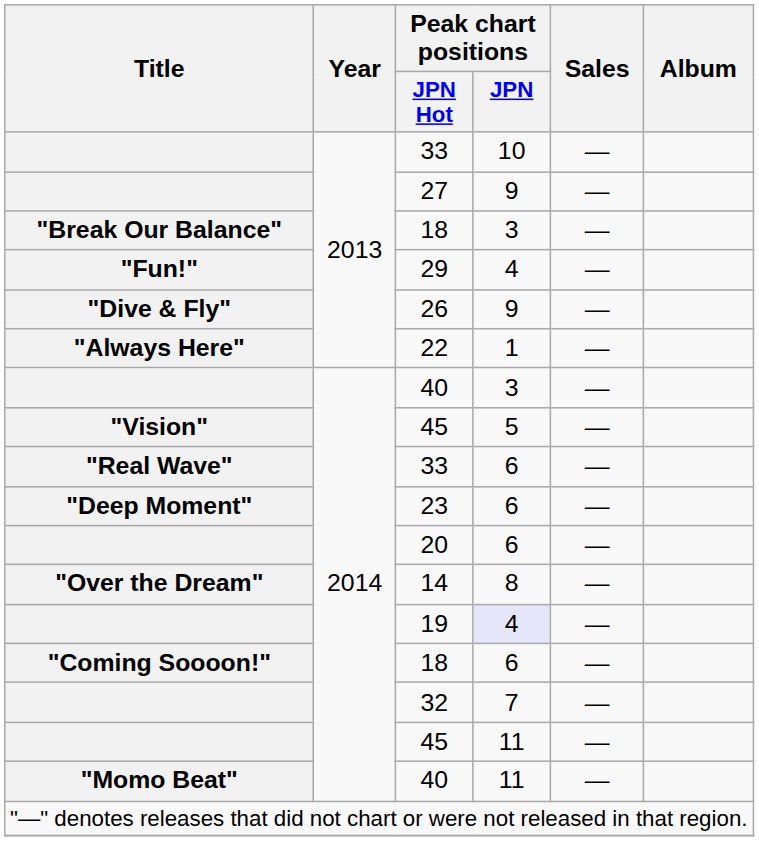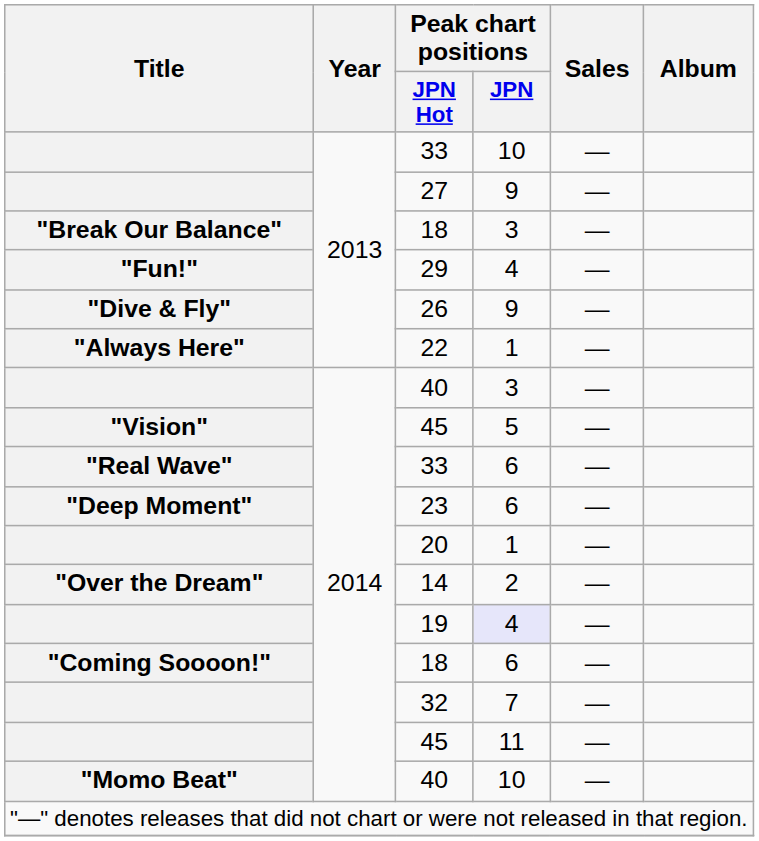(512, 544) 6 -> (512, 544) 1
(512, 584) 8 -> (512, 584) 2
(512, 780) 11 -> (512, 780) 10
